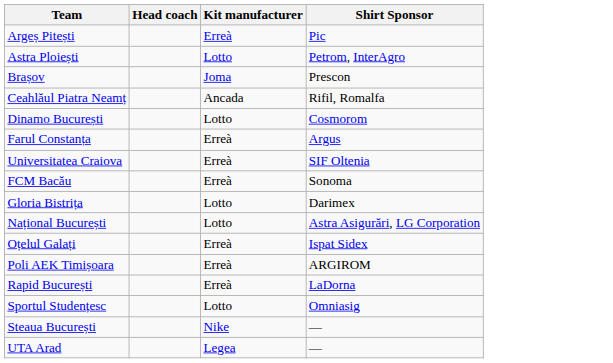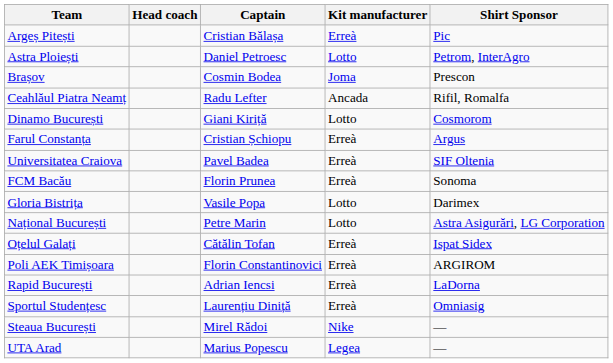+ column: (263, 14)
(218, 306) Lotto -> (342, 306) Erreà
